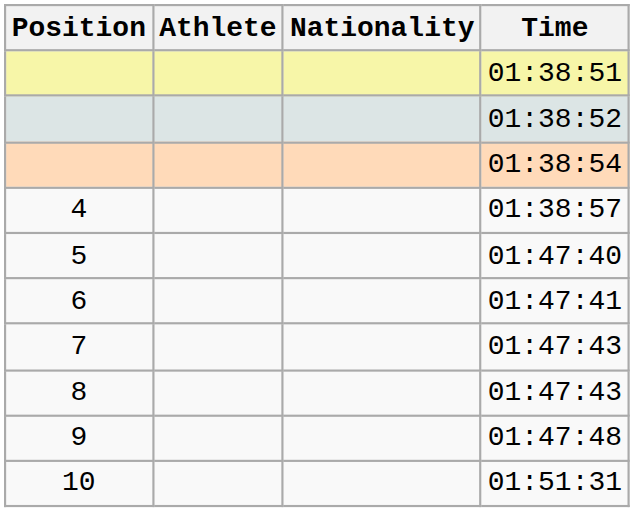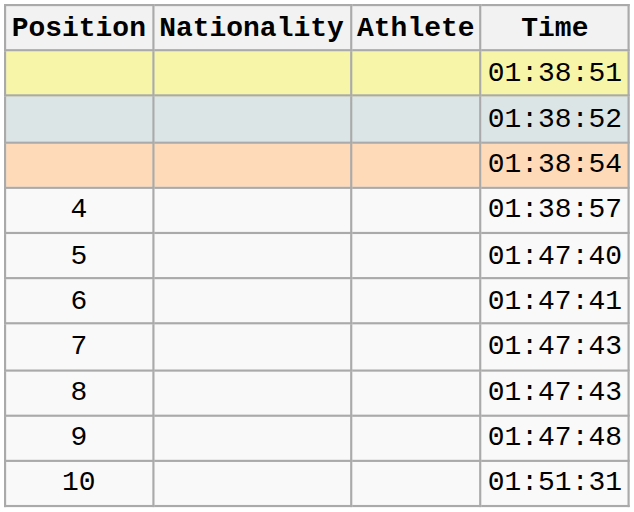columns swapped: (218, 28) <-> (382, 28)
